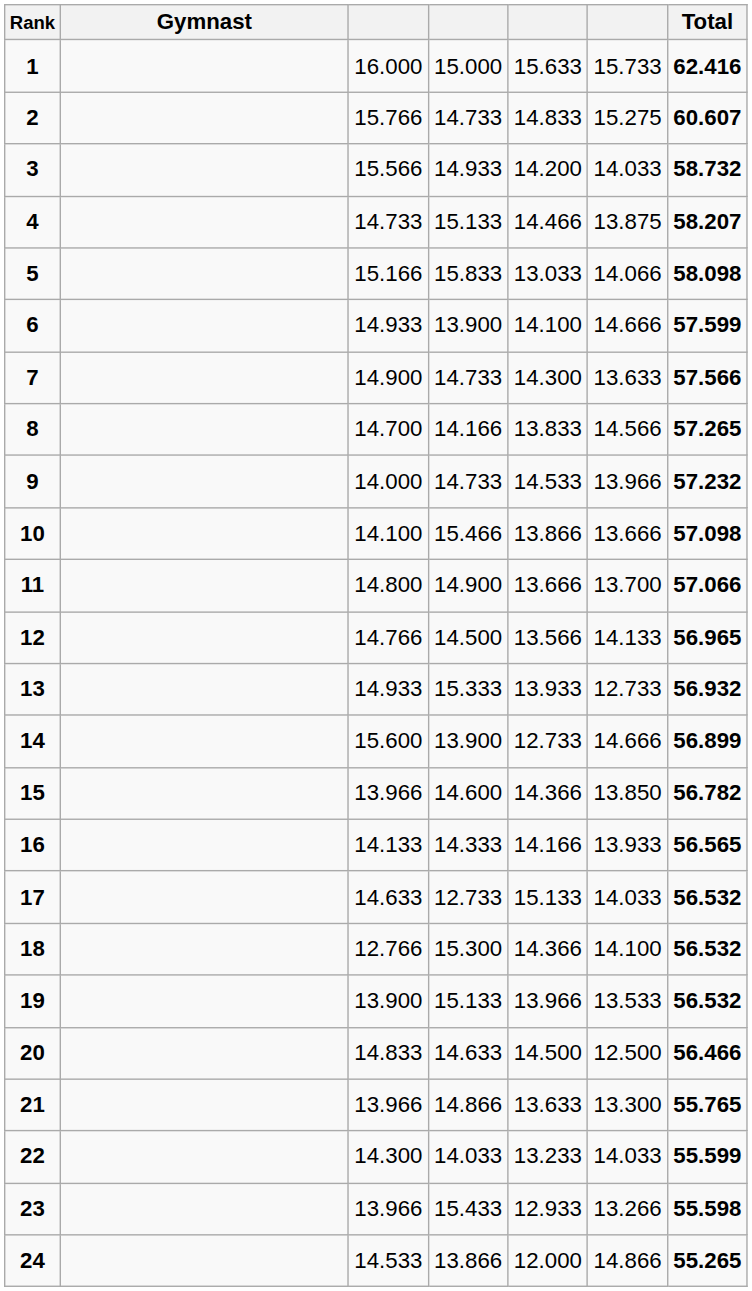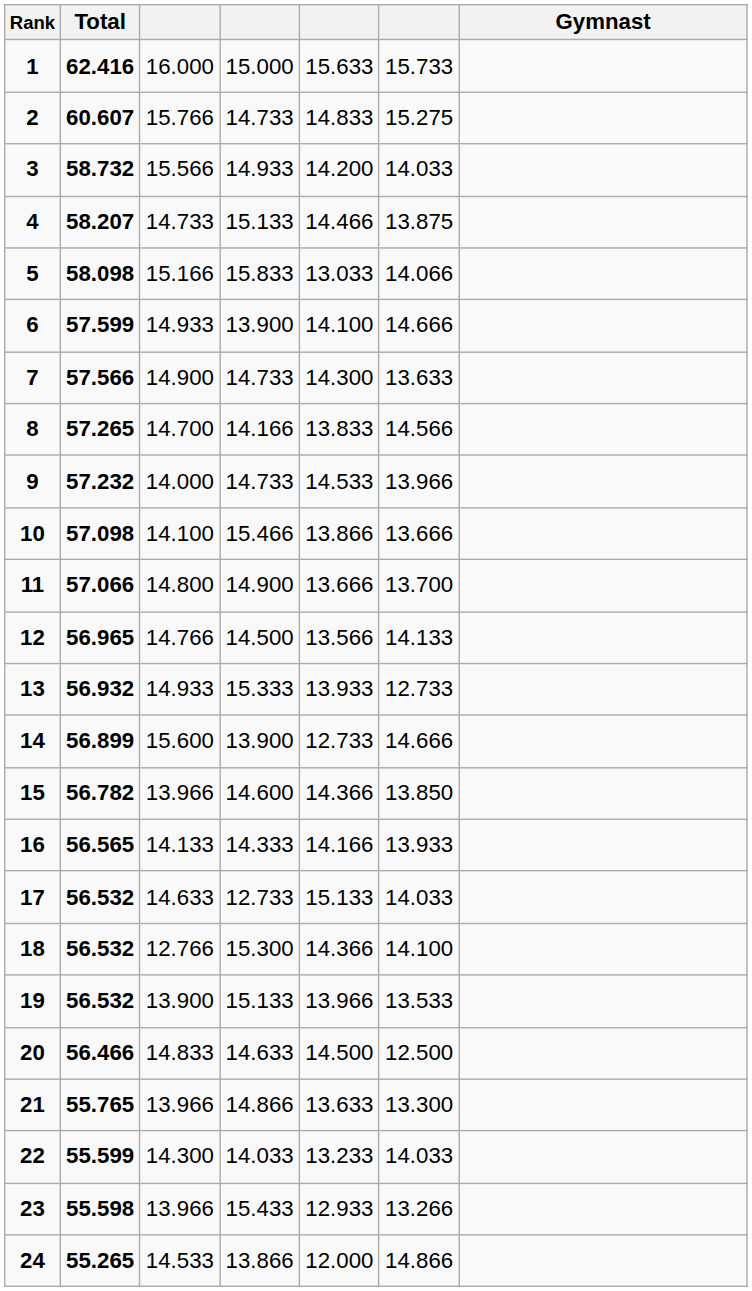columns swapped: (204, 22) <-> (707, 22)
